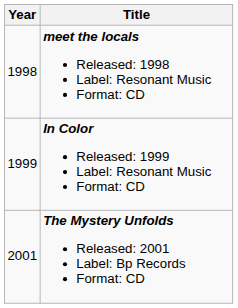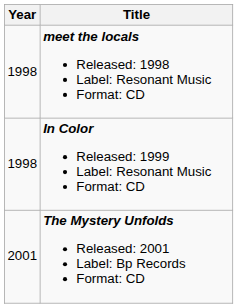(22, 164) 1999 -> (22, 164) 1998
